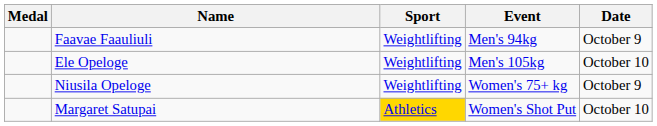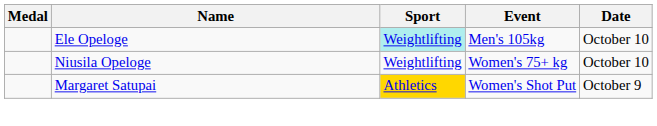- row: (104, 39)
(423, 62) no background -> (423, 39) paleturquoise background
(612, 86) October 9 -> (616, 62) October 10
(616, 109) October 10 -> (612, 86) October 9
